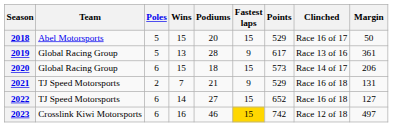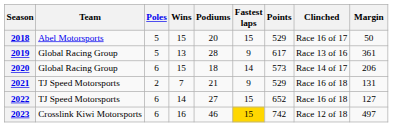(249, 68) 15 -> (249, 68) 14
